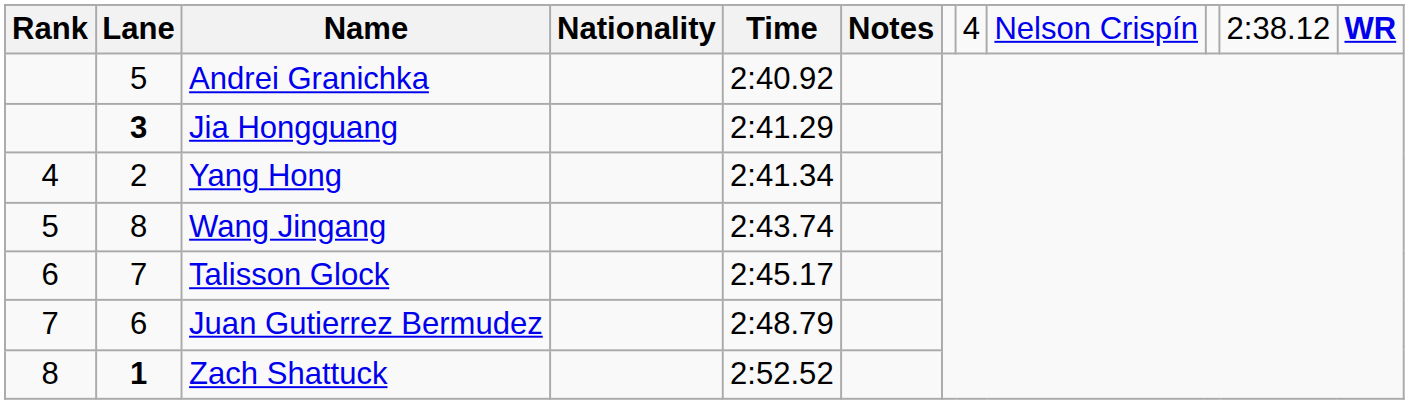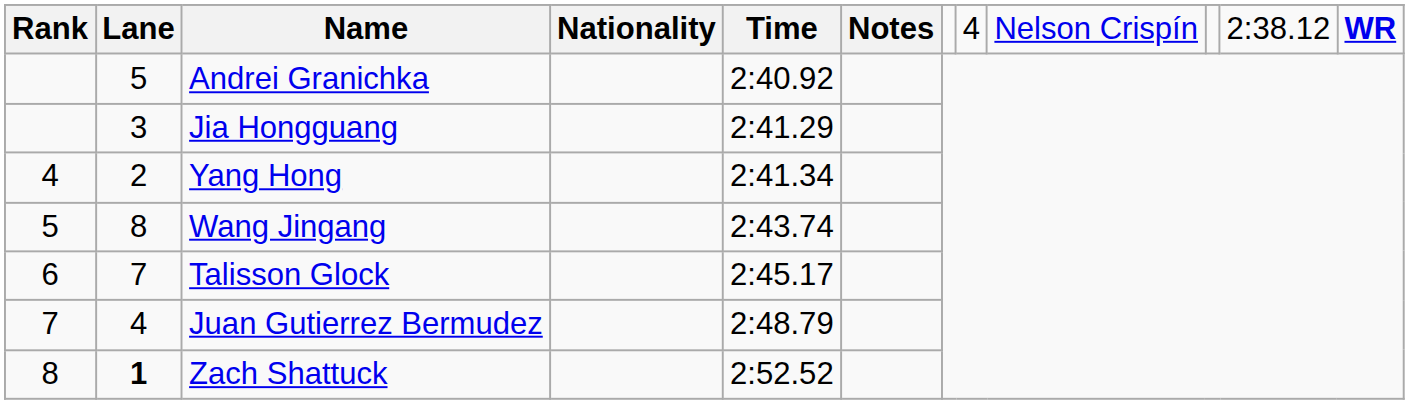(139, 127) bold -> (139, 127) normal
(139, 324) 6 -> (139, 324) 4
